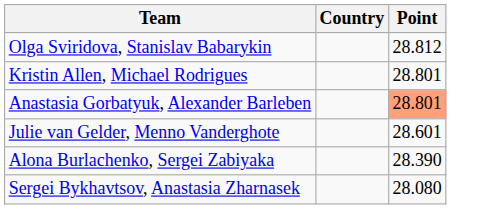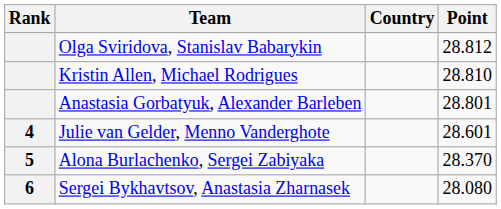+ column: (30, 18)
(417, 75) 28.801 -> (467, 75) 28.810
(417, 103) lightsalmon background -> (467, 103) no background
(417, 160) 28.390 -> (467, 160) 28.370
